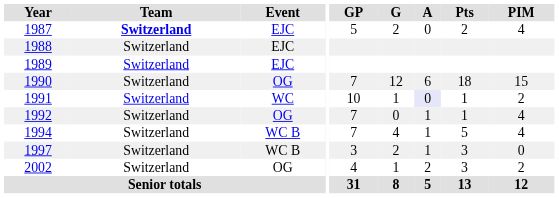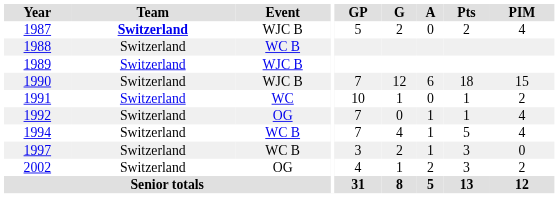(283, 29) EJC -> (283, 29) WJC B
(283, 47) EJC -> (283, 47) WC B
(283, 64) EJC -> (283, 64) WJC B
(283, 81) OG -> (283, 81) WJC B
(428, 98) lavender background -> (430, 98) no background
